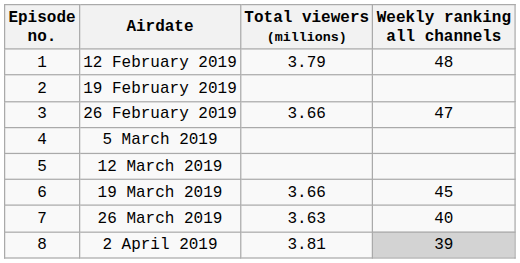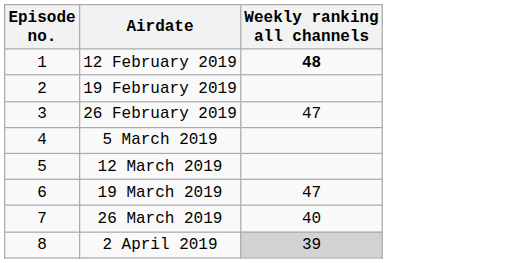- column: (307, 26)
(444, 62) normal -> (312, 62) bold
(444, 192) 45 -> (312, 192) 47
